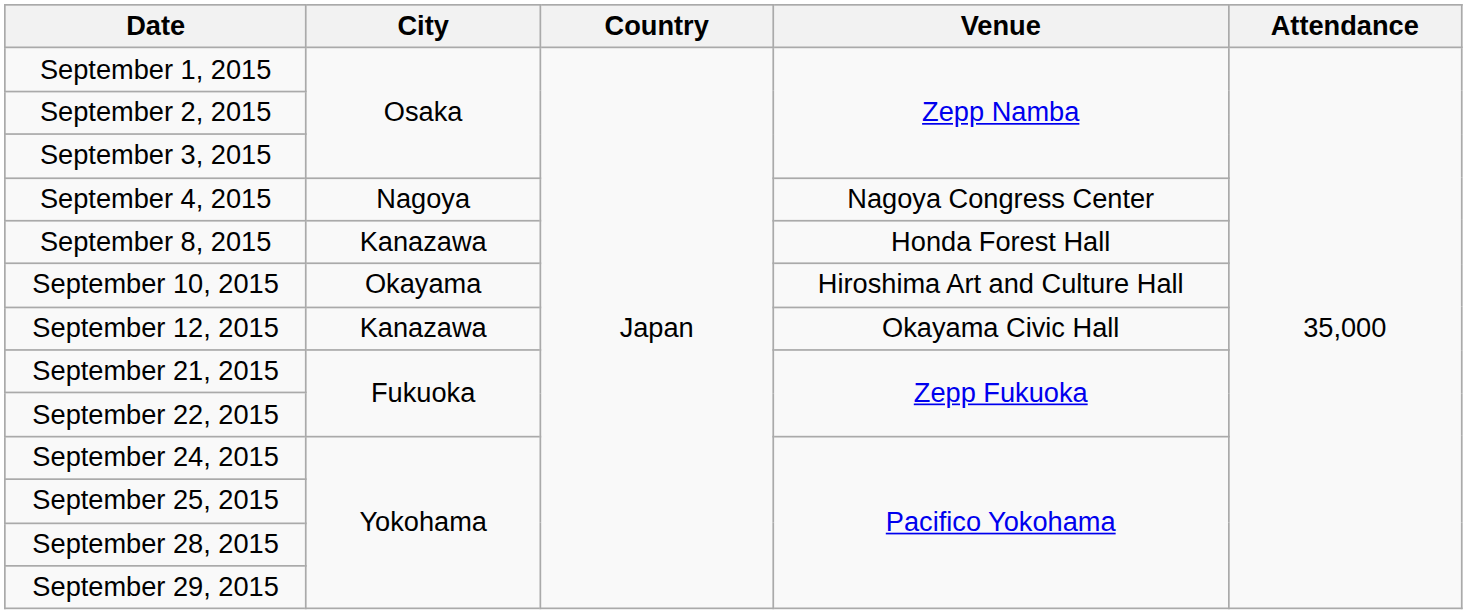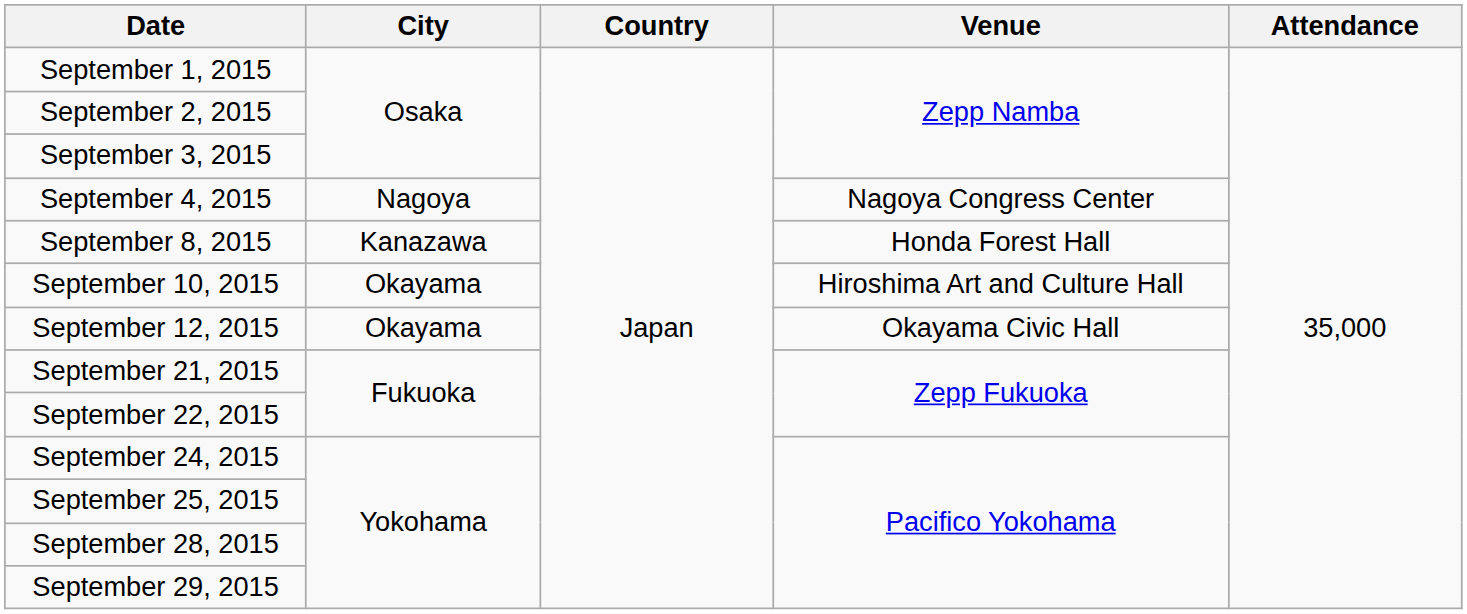(423, 328) Kanazawa -> (423, 328) Okayama
